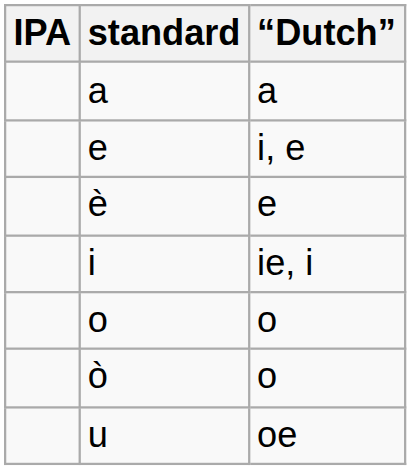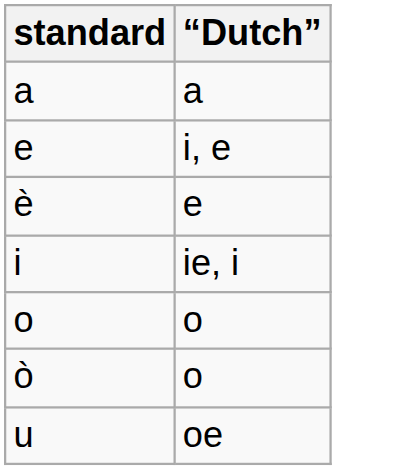- column: (42, 33)
